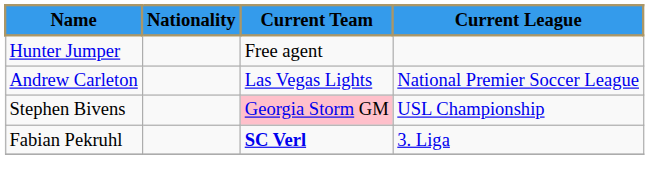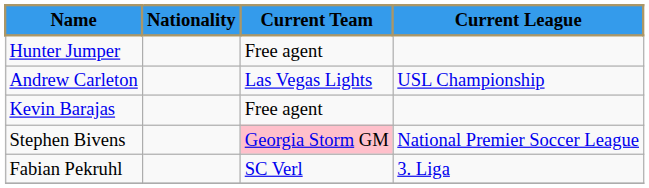(518, 80) National Premier Soccer League -> (471, 80) USL Championship
+ row: (62, 109)
(471, 109) USL Championship -> (518, 139) National Premier Soccer League
(275, 139) bold -> (274, 168) normal
